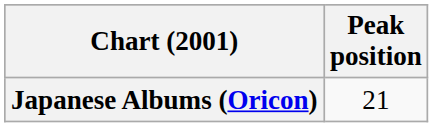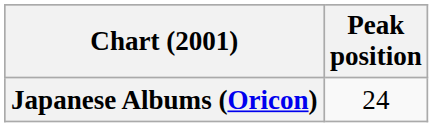(376, 99) 21 -> (376, 99) 24
